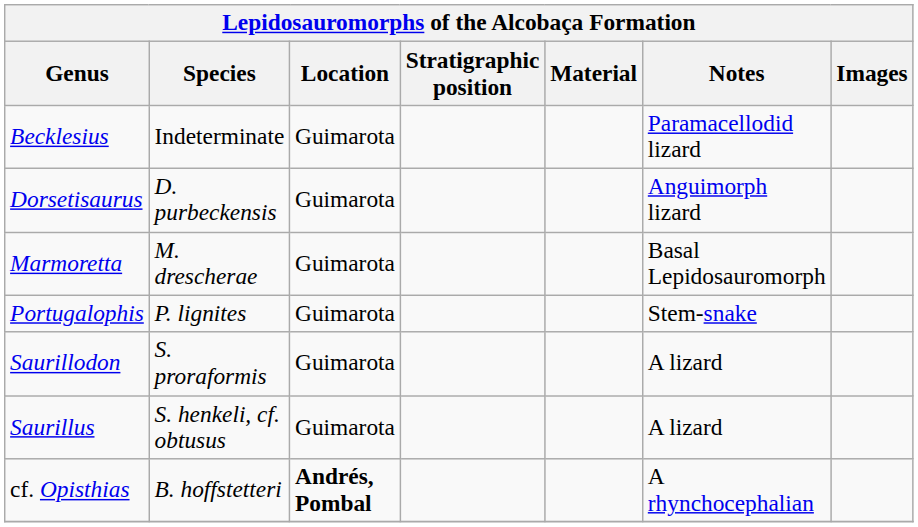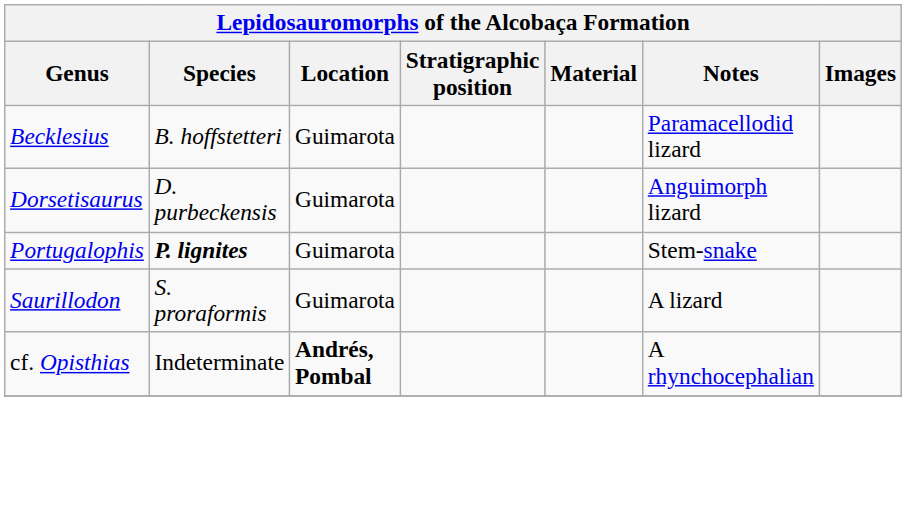(219, 136) Indeterminate -> (218, 136) B. hoffstetteri
- row: (66, 263)
(200, 313) normal -> (201, 250) bold
- row: (52, 426)
(218, 490) B. hoffstetteri -> (219, 363) Indeterminate
